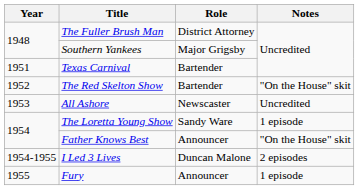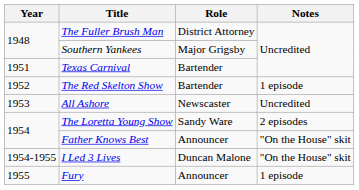(305, 85) "On the House" skit -> (281, 85) 1 episode
(281, 121) 1 episode -> (284, 121) 2 episodes
(284, 157) 2 episodes -> (305, 157) "On the House" skit
